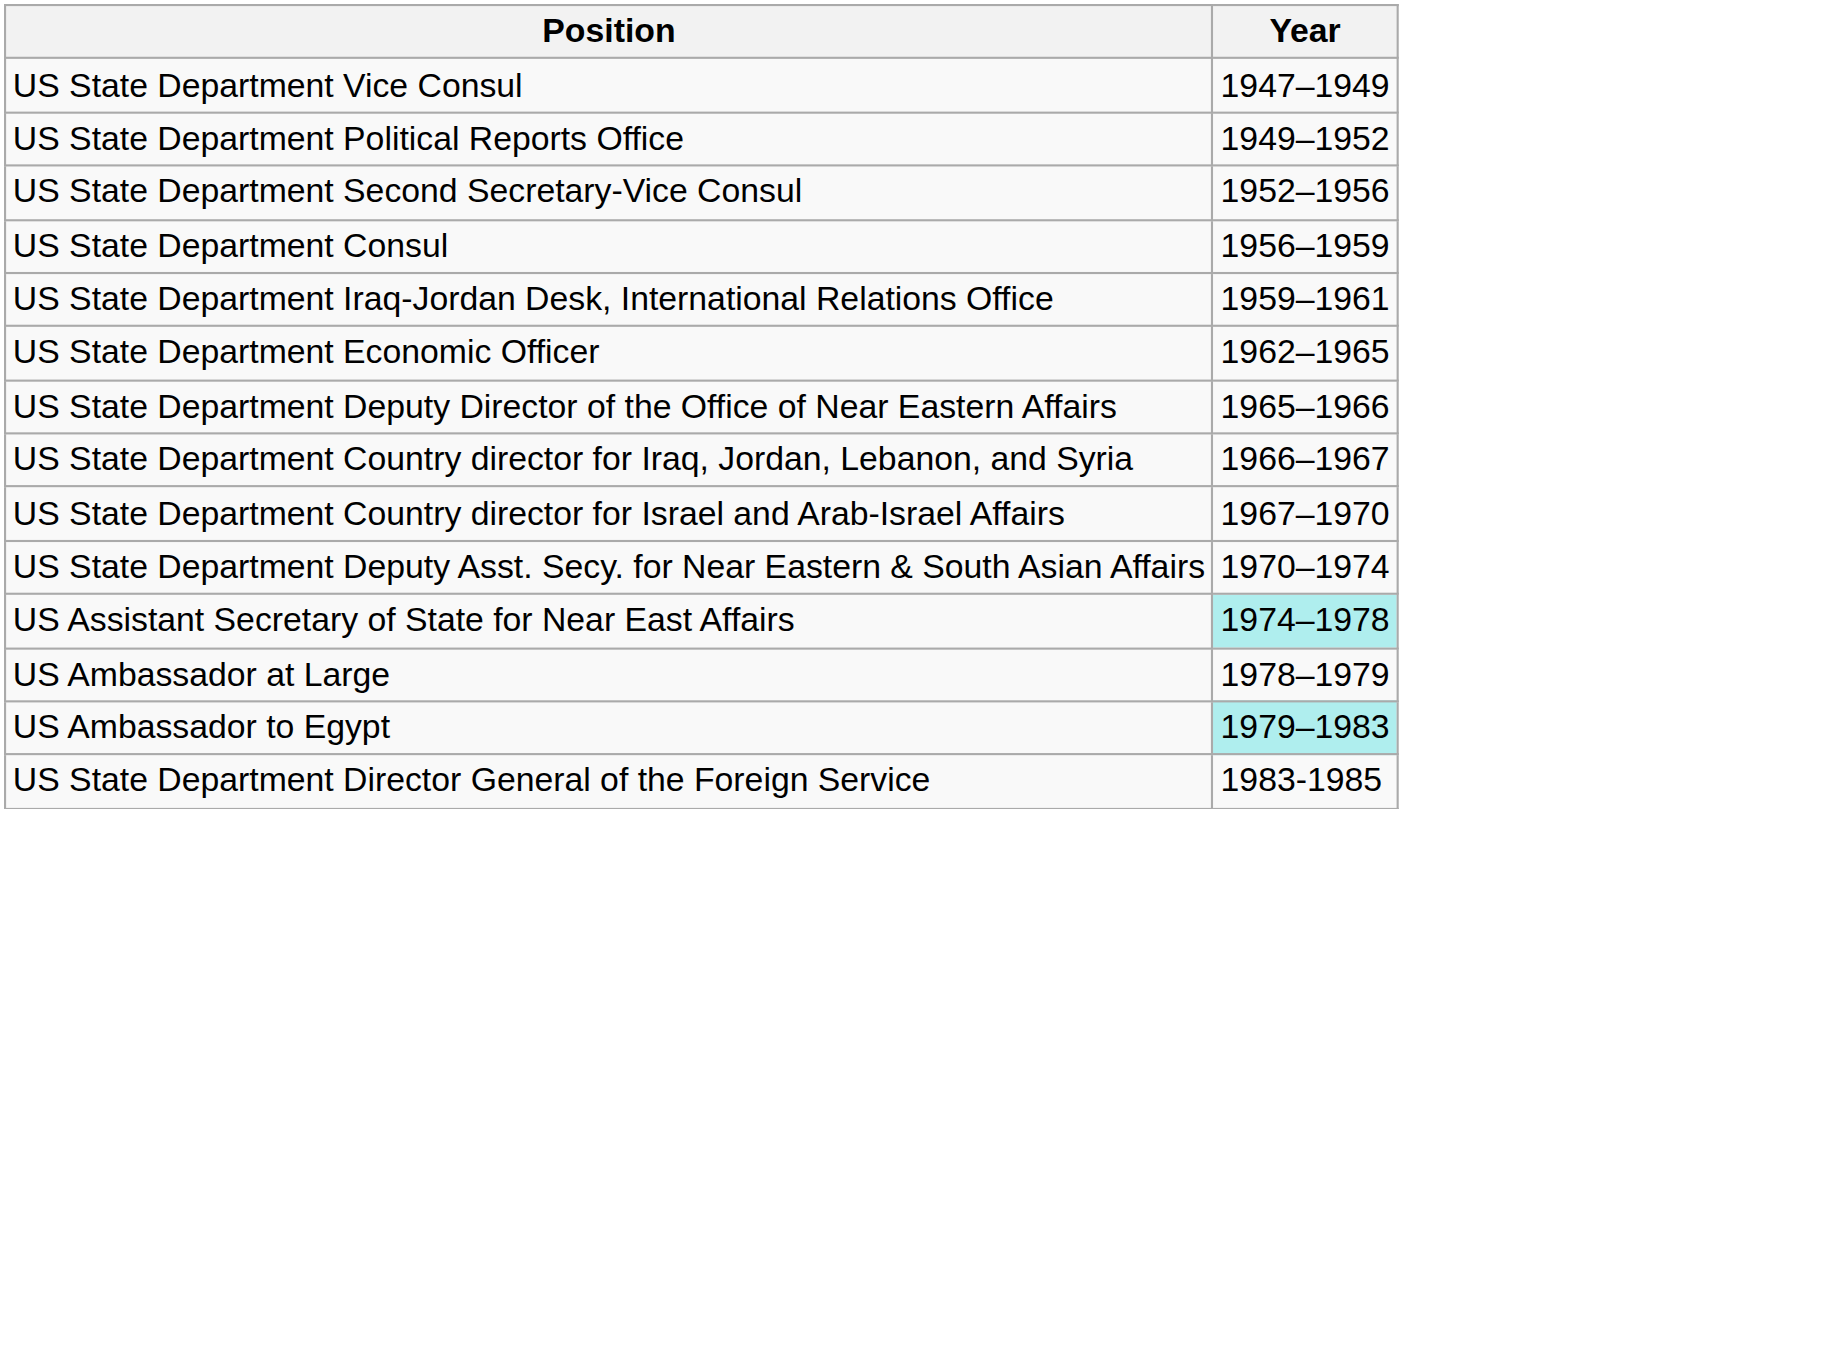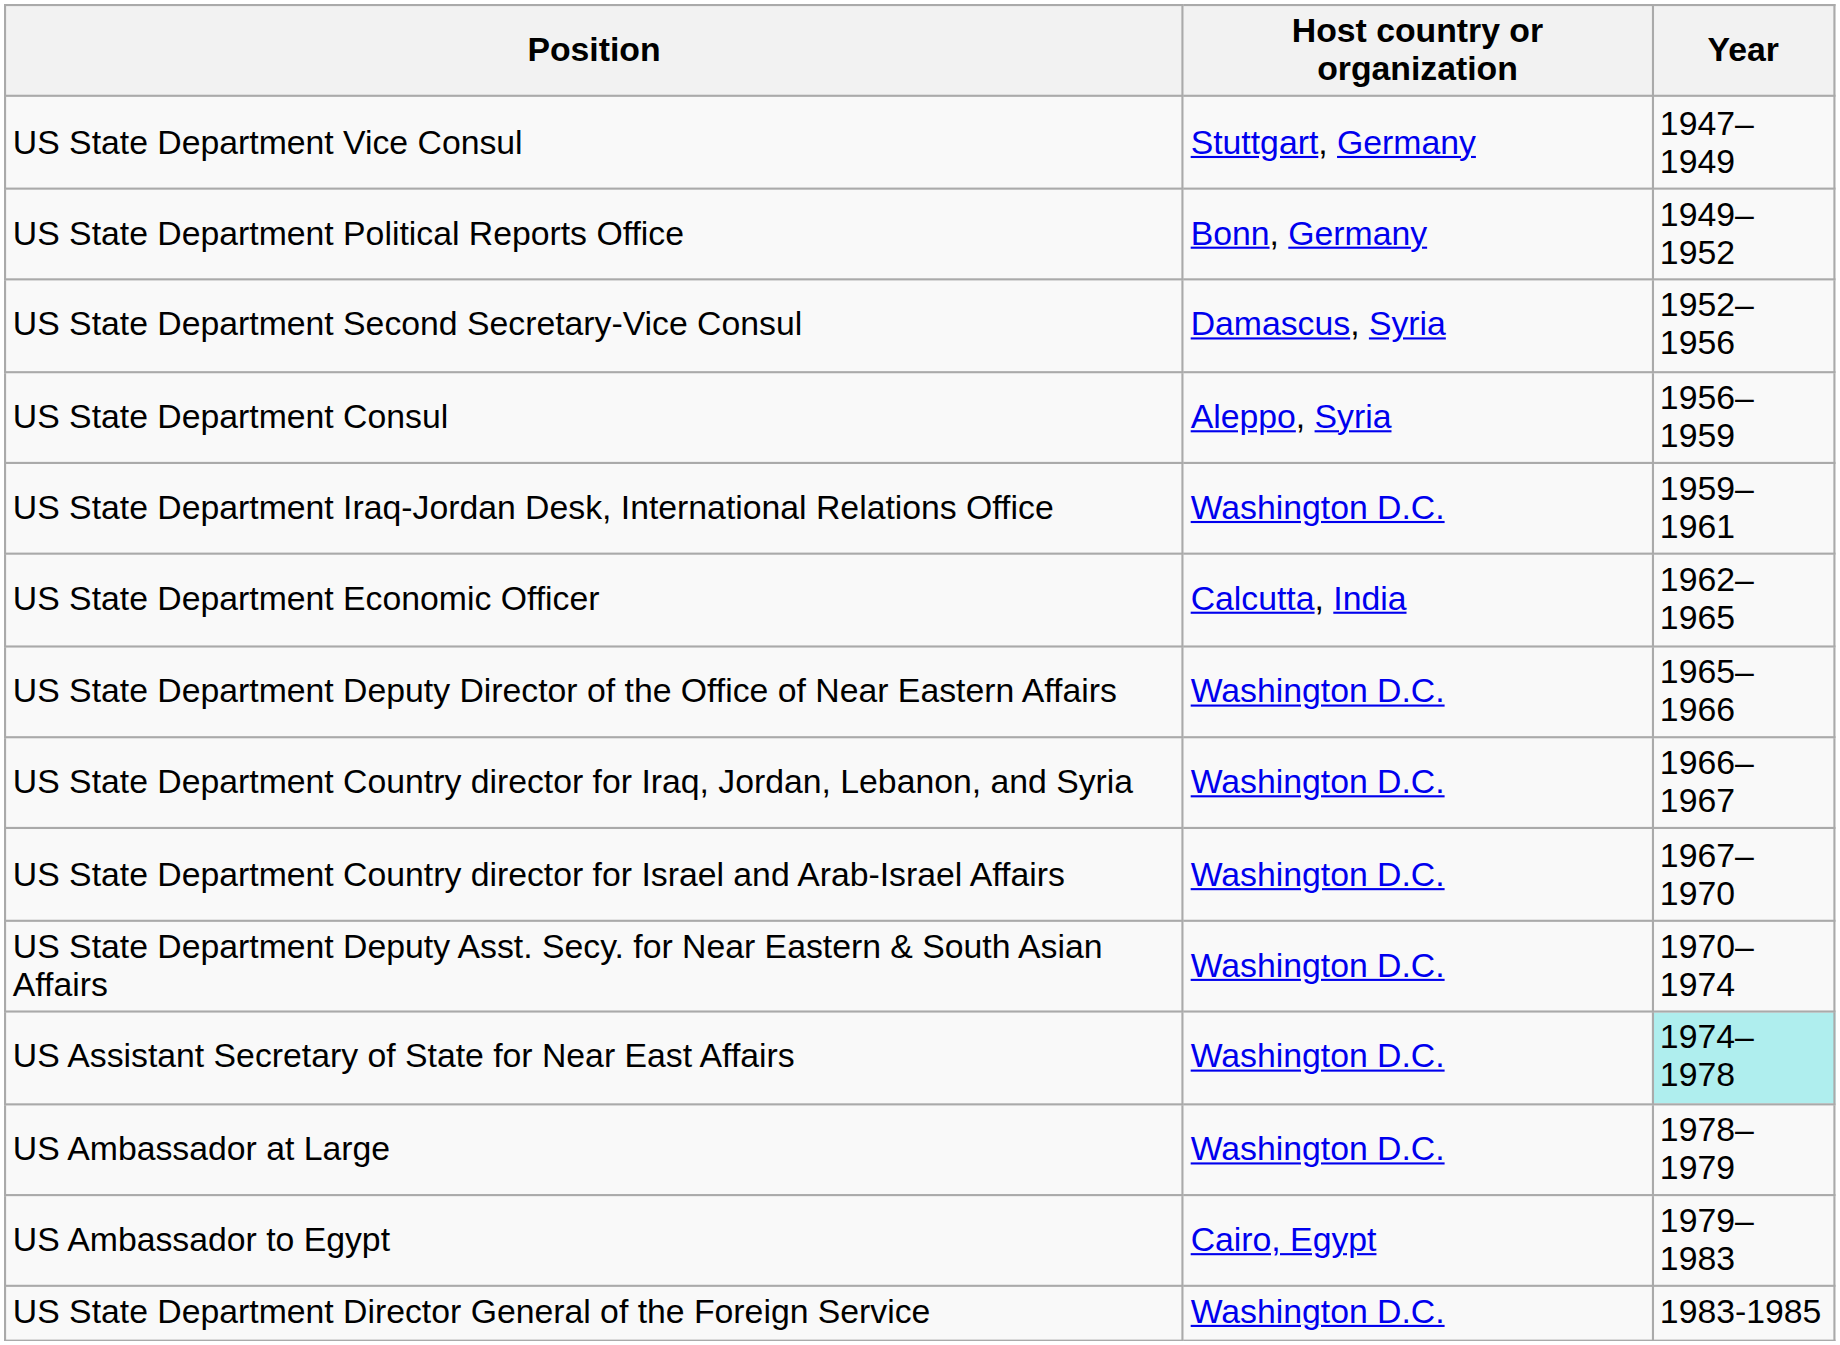+ column: (1417, 50)
(1305, 727) paleturquoise background -> (1707, 1240) no background
